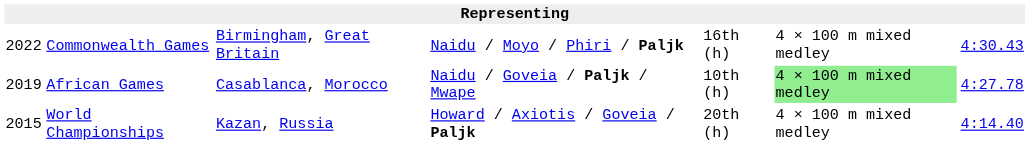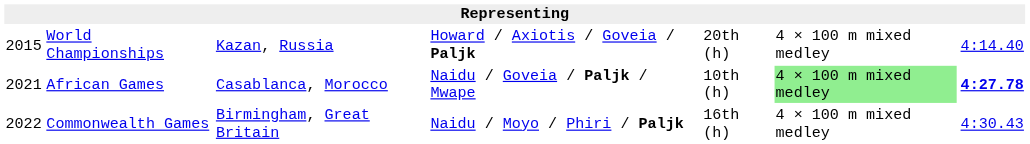rows swapped: (105, 124) <-> (128, 45)
(24, 84) 2019 -> (24, 84) 2021
(992, 84) normal -> (992, 84) bold
